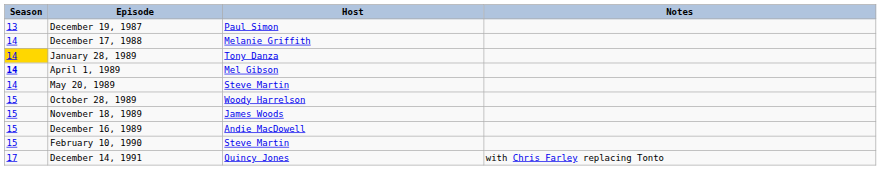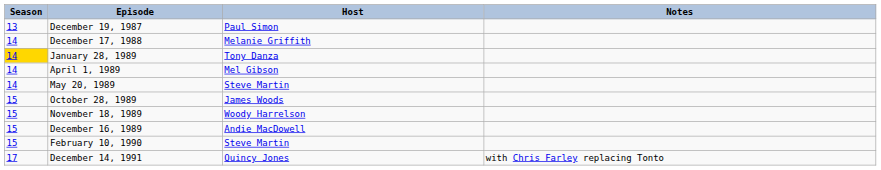(12, 70) bold -> (12, 70) normal
(265, 99) Woody Harrelson -> (254, 99) James Woods
(254, 114) James Woods -> (265, 114) Woody Harrelson
